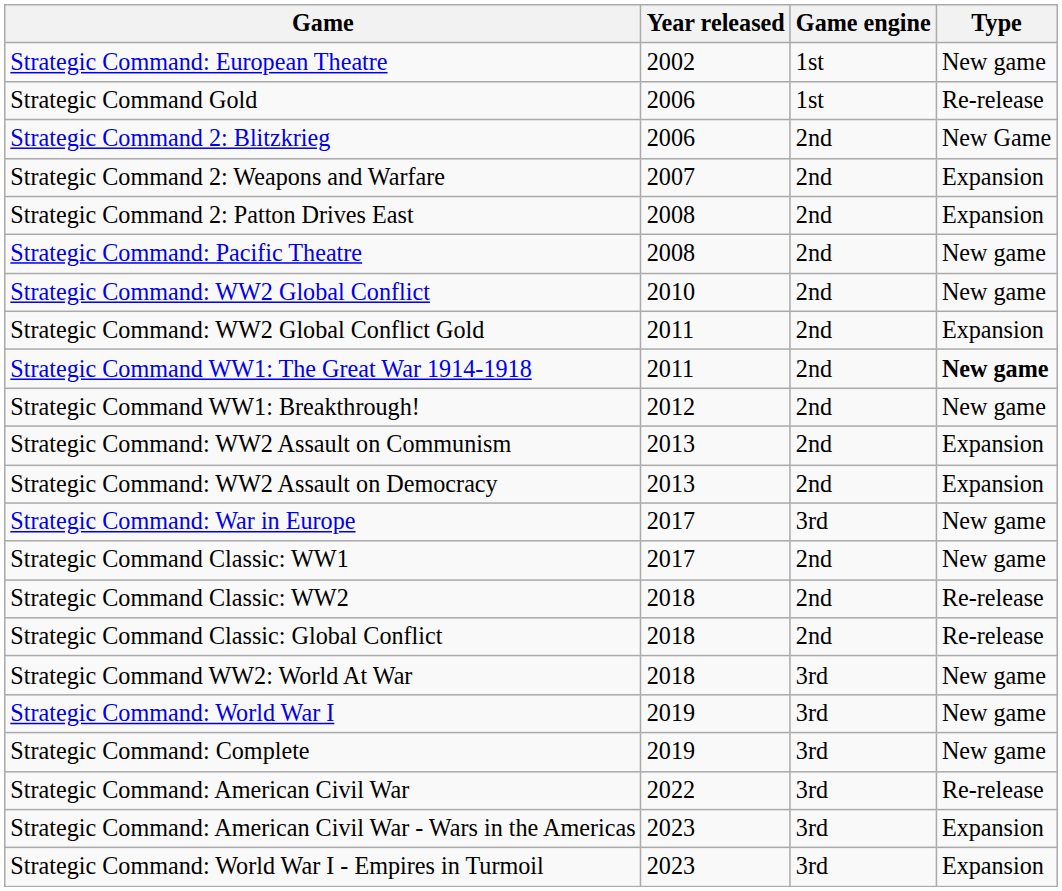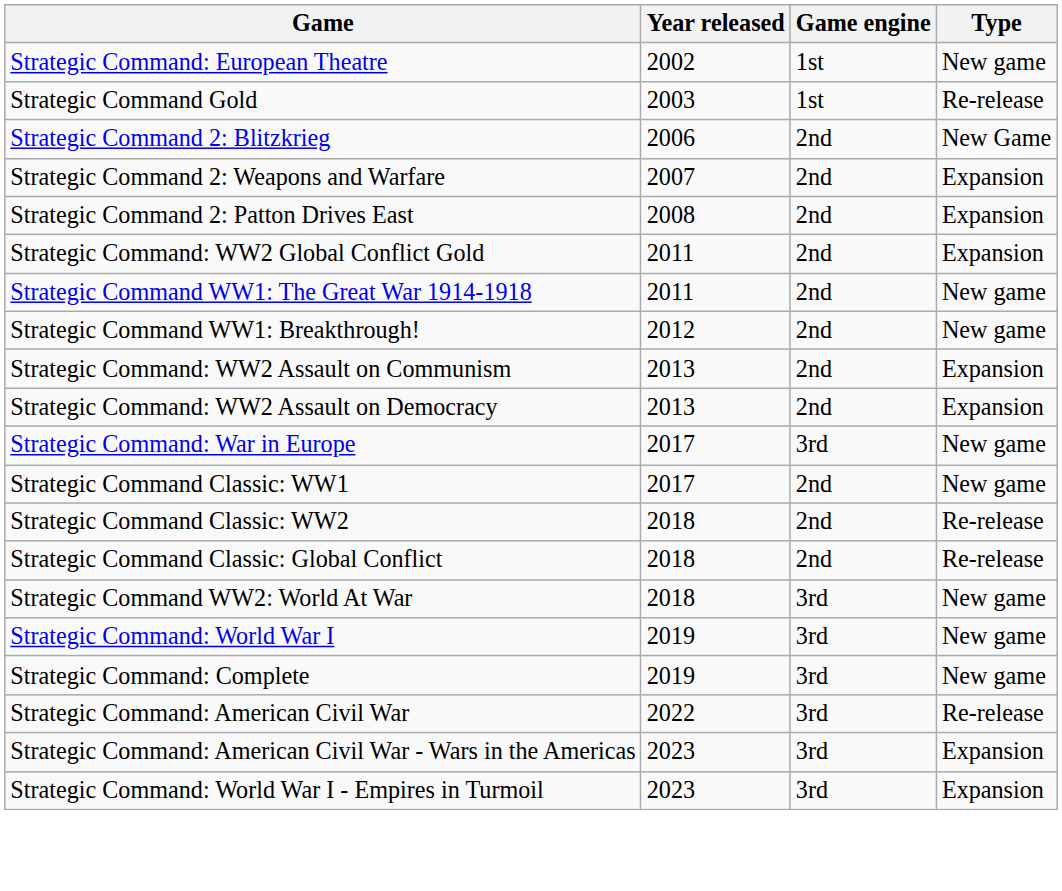(671, 100) 2006 -> (671, 100) 2003
- row: (186, 253)
- row: (220, 291)
(995, 368) bold -> (994, 291) normal
